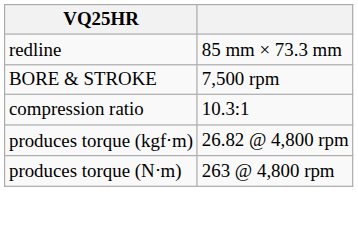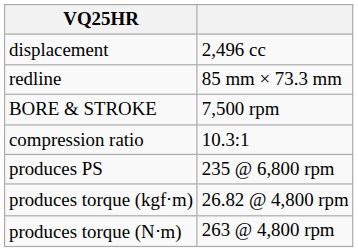+ row: (59, 49)
+ row: (56, 169)
